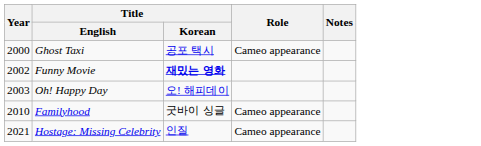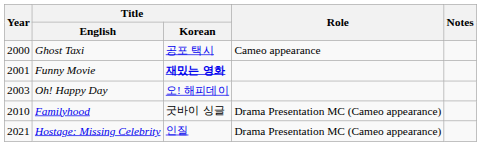(18, 70) 2002 -> (18, 70) 2001
(277, 111) Cameo appearance -> (338, 111) Drama Presentation MC (Cameo appearance)
(277, 131) Cameo appearance -> (338, 131) Drama Presentation MC (Cameo appearance)
